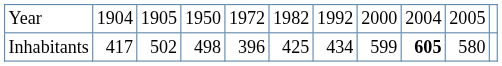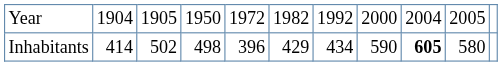(119, 46) 417 -> (119, 46) 414
(296, 46) 425 -> (296, 46) 429
(384, 46) 599 -> (384, 46) 590
